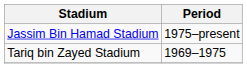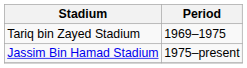rows swapped: (74, 53) <-> (83, 33)
